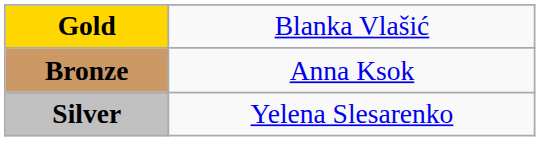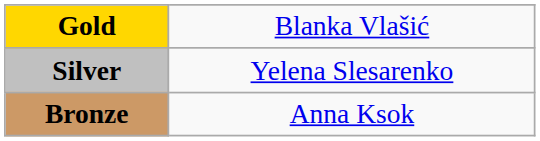rows swapped: (87, 113) <-> (87, 69)
